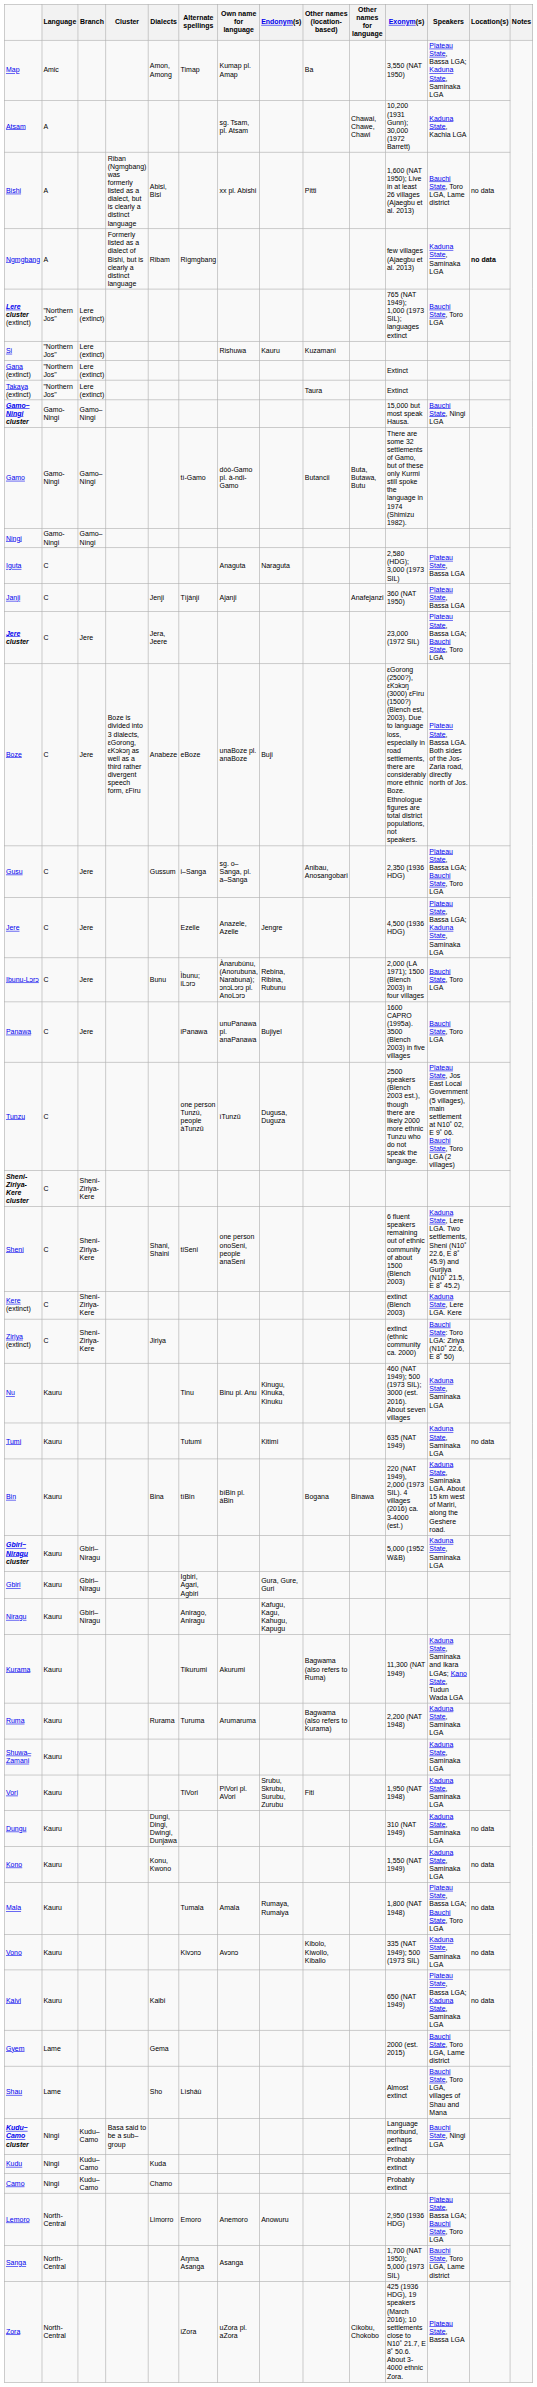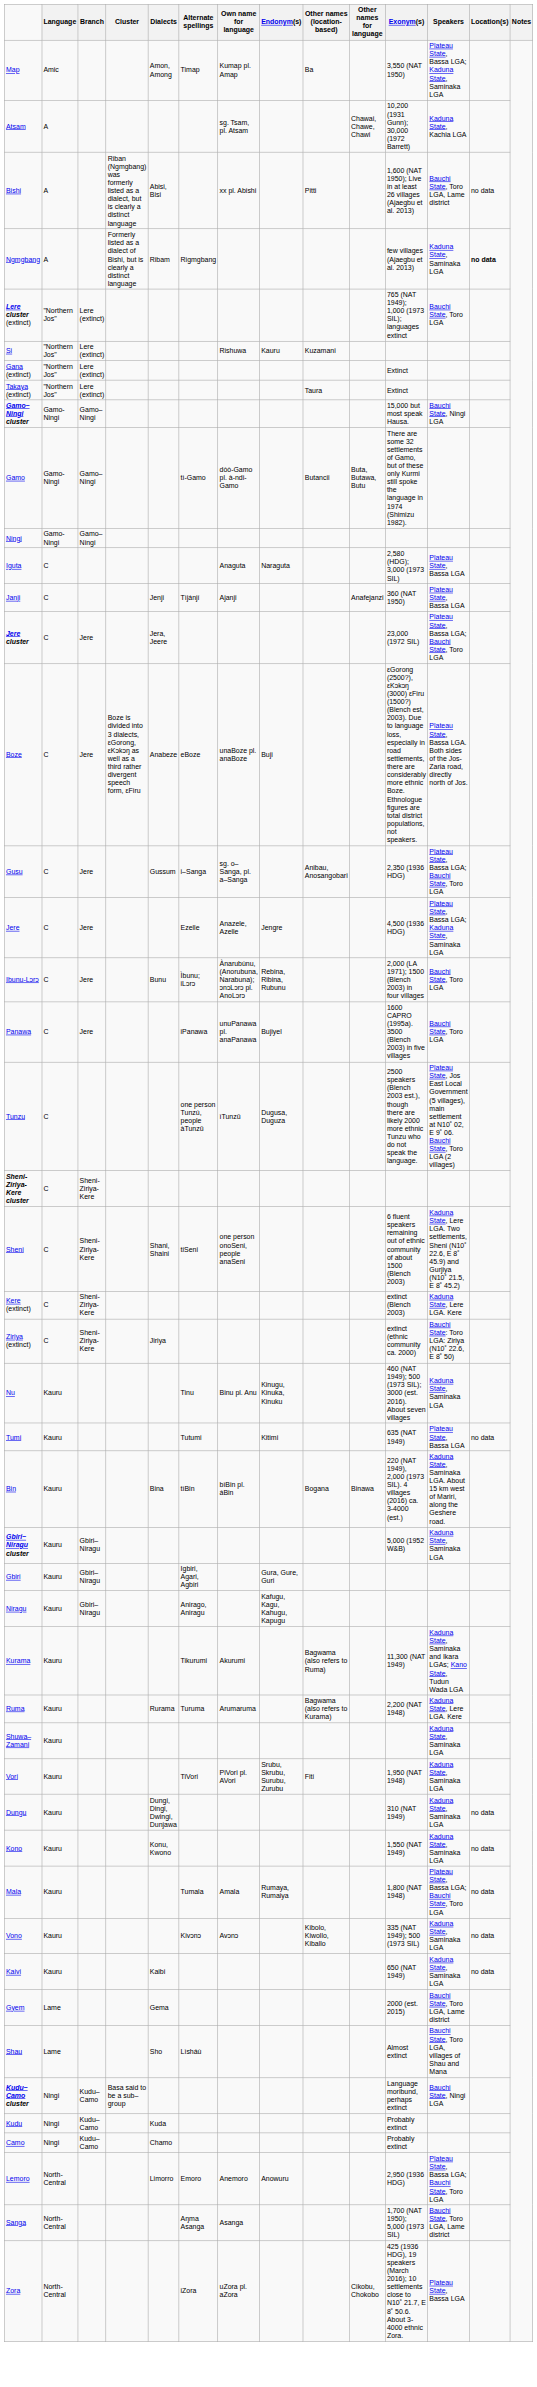(445, 1441) Kaduna State, Saminaka LGA -> (447, 1437) Plateau State, Bassa LGA
(445, 1721) Kaduna State, Saminaka LGA -> (446, 1709) Kaduna State, Lere LGA. Kere
(448, 2000) Plateau State, Bassa LGA; Kaduna State, Saminaka LGA -> (445, 1972) Kaduna State, Saminaka LGA
